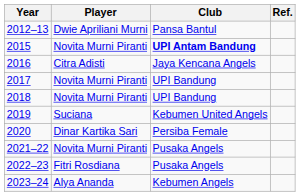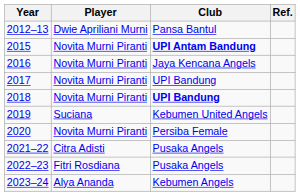(79, 64) Citra Adisti -> (100, 64) Novita Murni Piranti
(184, 98) normal -> (186, 98) bold
(95, 132) Dinar Kartika Sari -> (100, 132) Novita Murni Piranti
(100, 149) Novita Murni Piranti -> (79, 149) Citra Adisti
